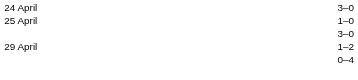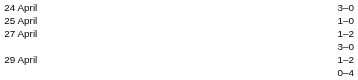+ row: (21, 33)
